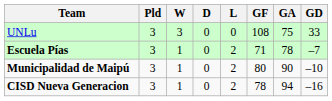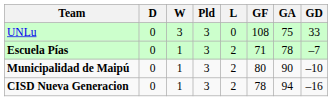columns swapped: (153, 13) <-> (207, 13)
